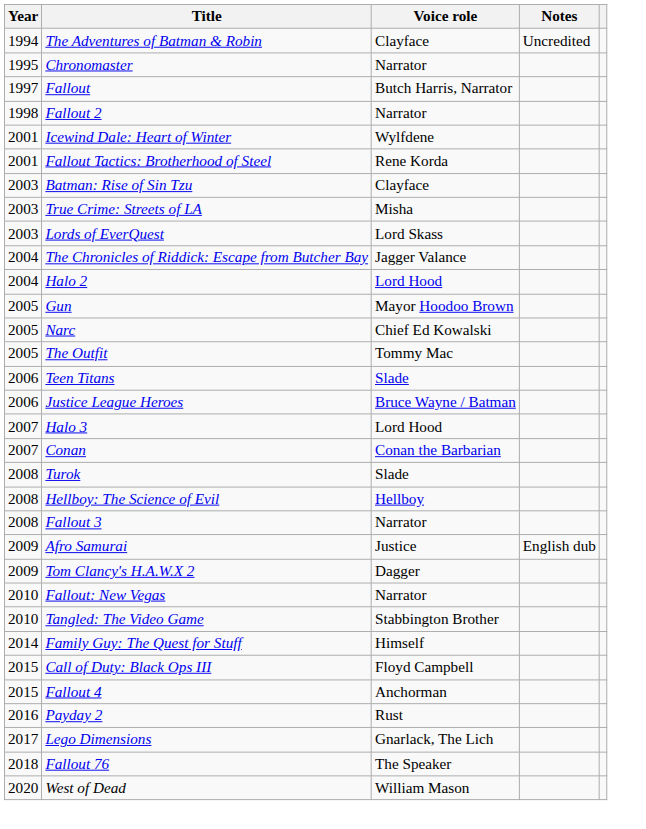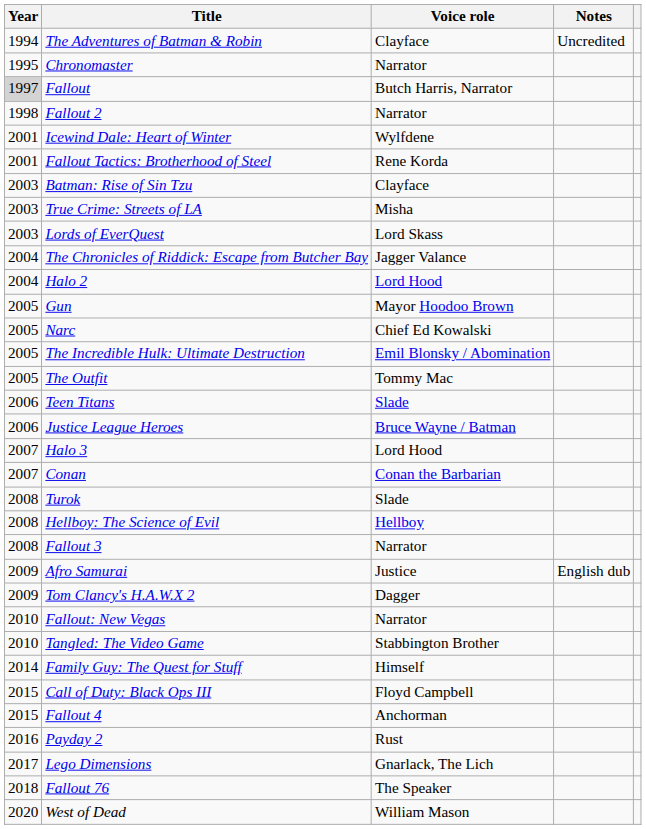(23, 88) no background -> (23, 88) lightgrey background
+ row: (175, 354)
